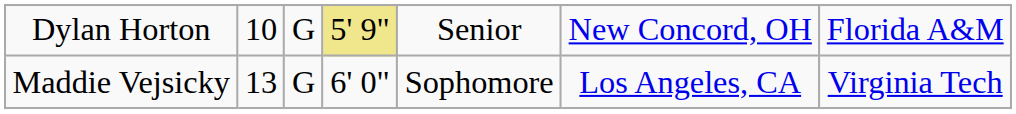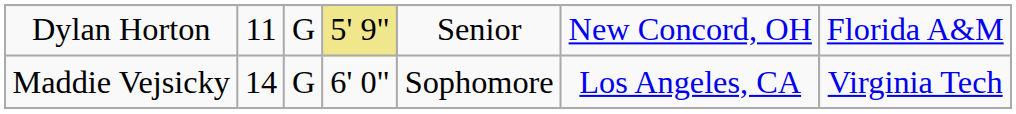(261, 30) 10 -> (261, 30) 11
(261, 81) 13 -> (261, 81) 14
